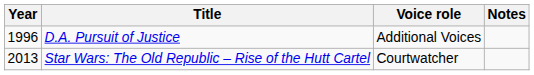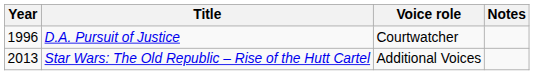(429, 37) Additional Voices -> (417, 37) Courtwatcher
(417, 59) Courtwatcher -> (429, 59) Additional Voices
